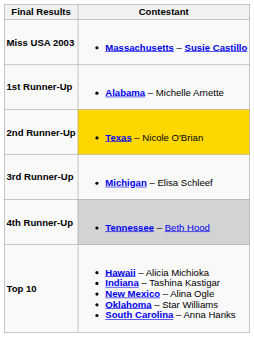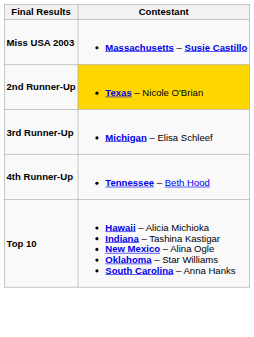- row: (40, 87)
(164, 228) lightgrey background -> (164, 183) no background
